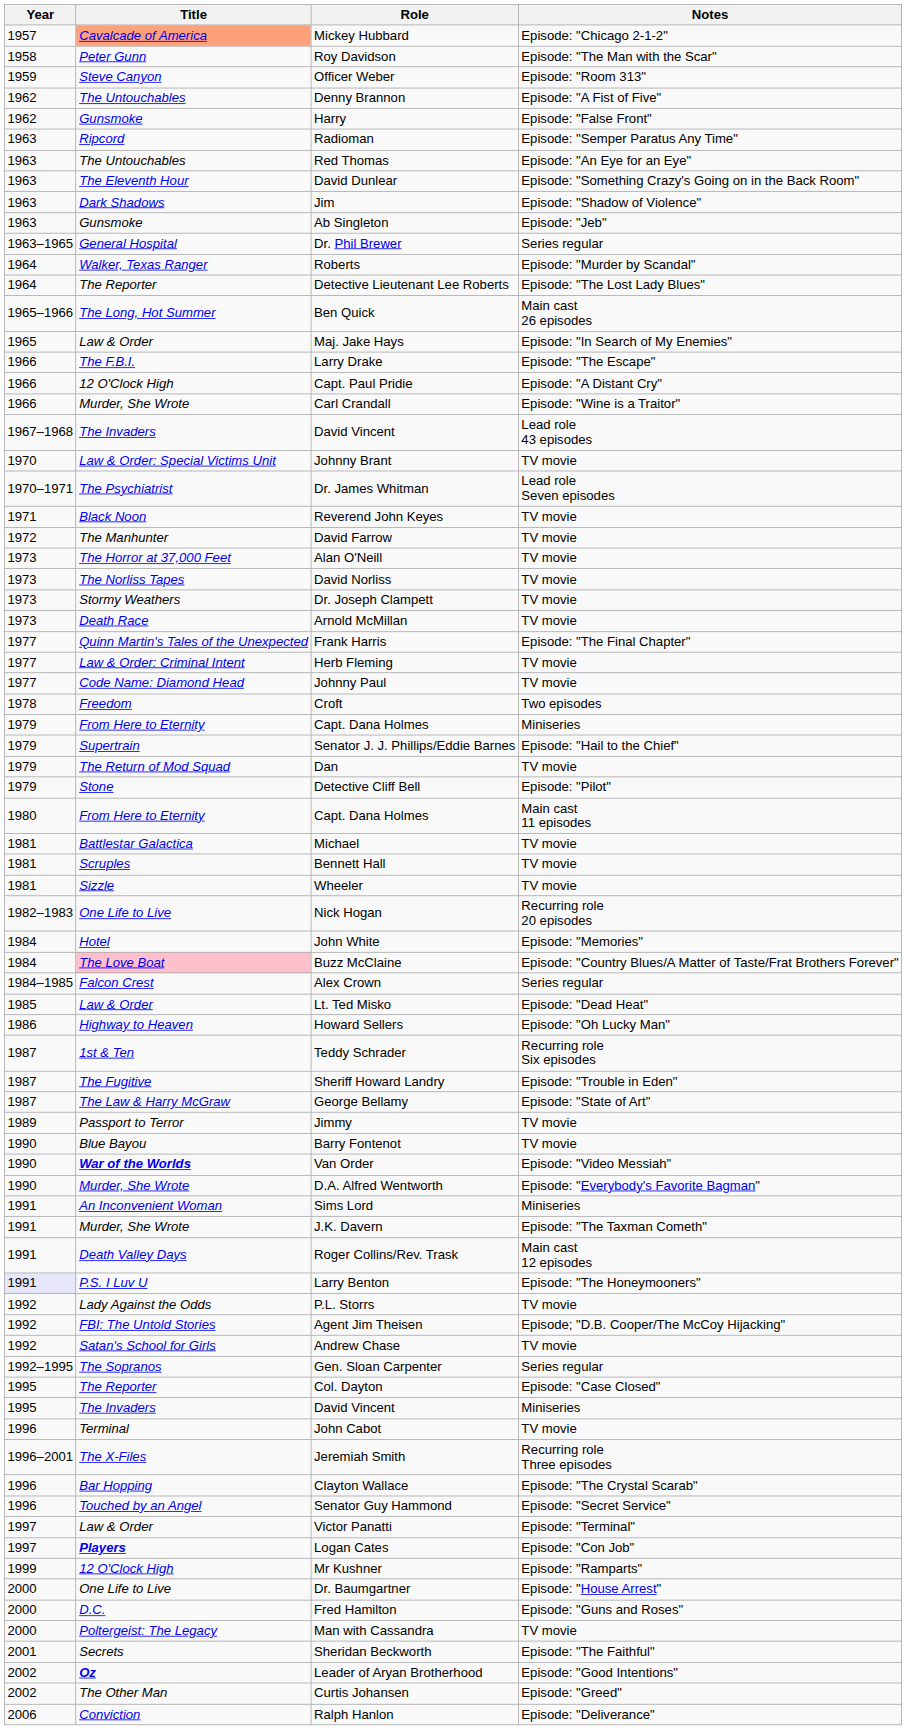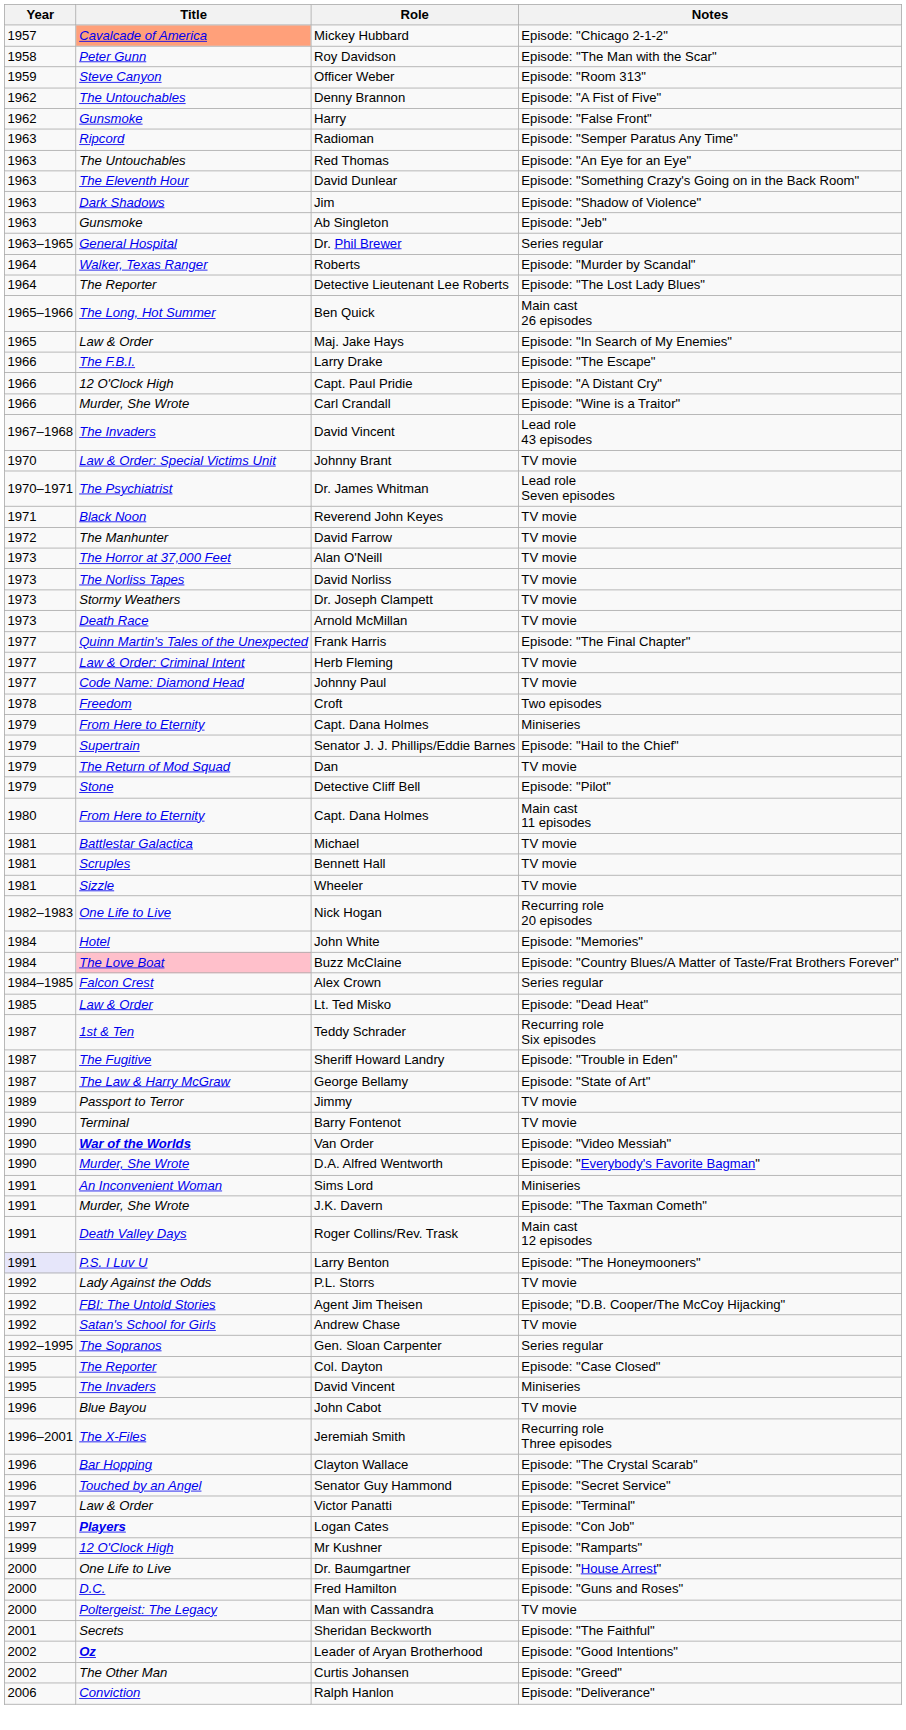- row: (359, 1025)
(113, 1143) Blue Bayou -> (104, 1123) Terminal
(104, 1429) Terminal -> (113, 1408) Blue Bayou
